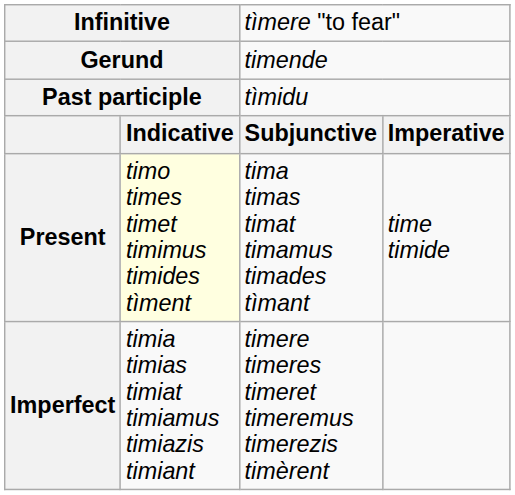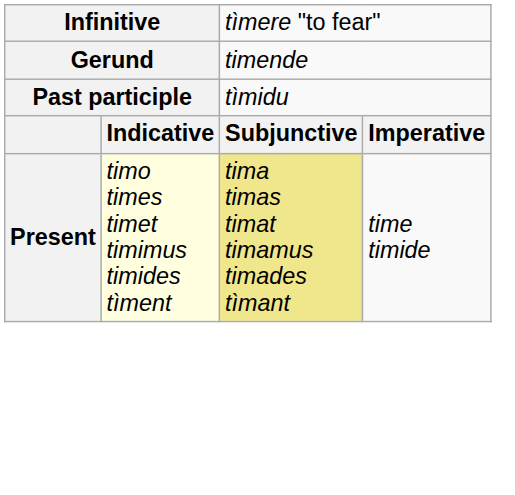(289, 236) no background -> (269, 236) khaki background
- row: (63, 405)
